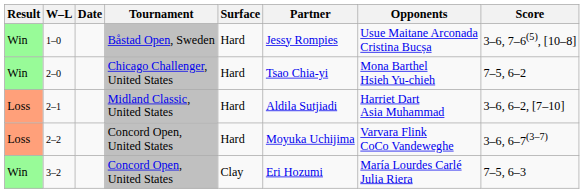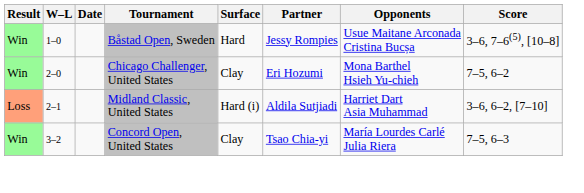(233, 73) Hard -> (232, 73) Clay
(297, 73) Tsao Chia-yi -> (294, 73) Eri Hozumi
(233, 106) Hard -> (240, 106) Hard (i)
- row: (53, 139)
(294, 172) Eri Hozumi -> (297, 139) Tsao Chia-yi
